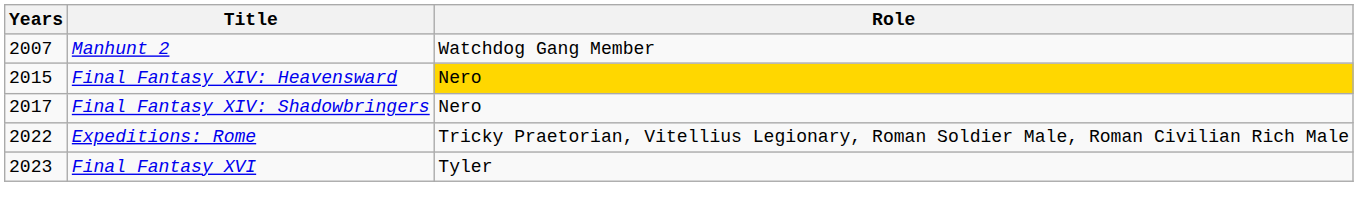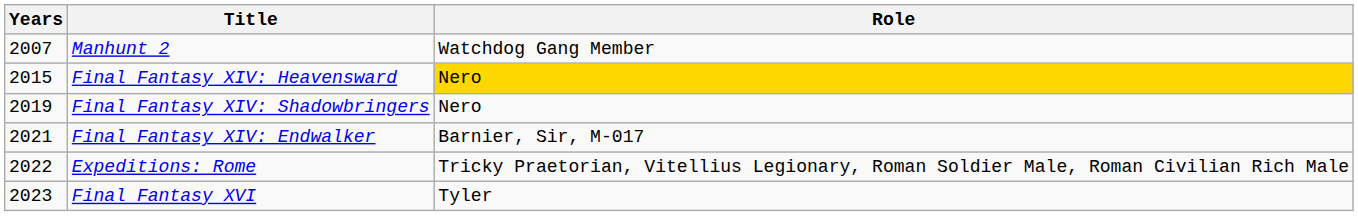(31, 108) 2017 -> (31, 108) 2019
+ row: (224, 137)
